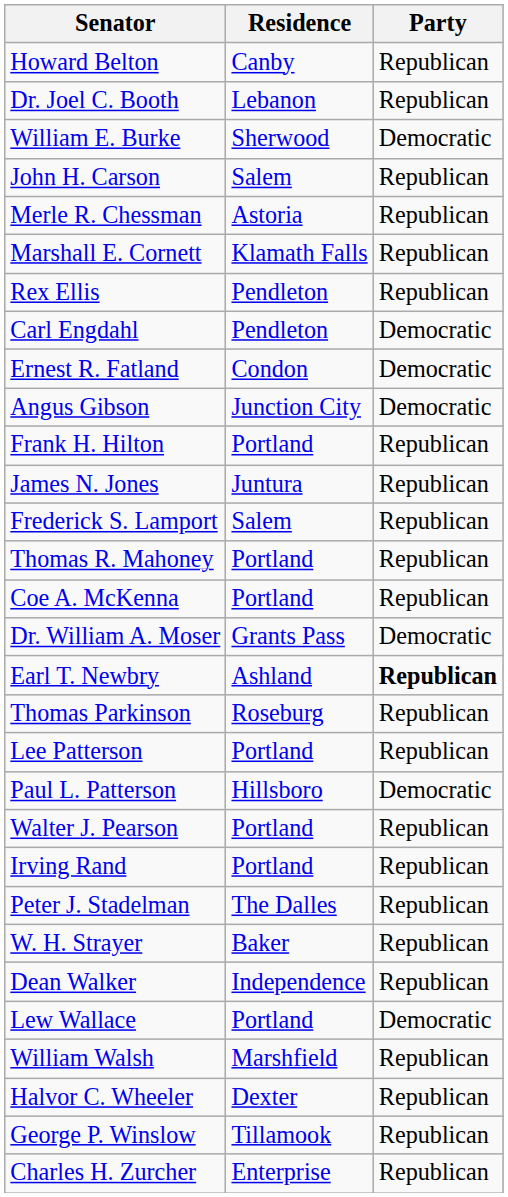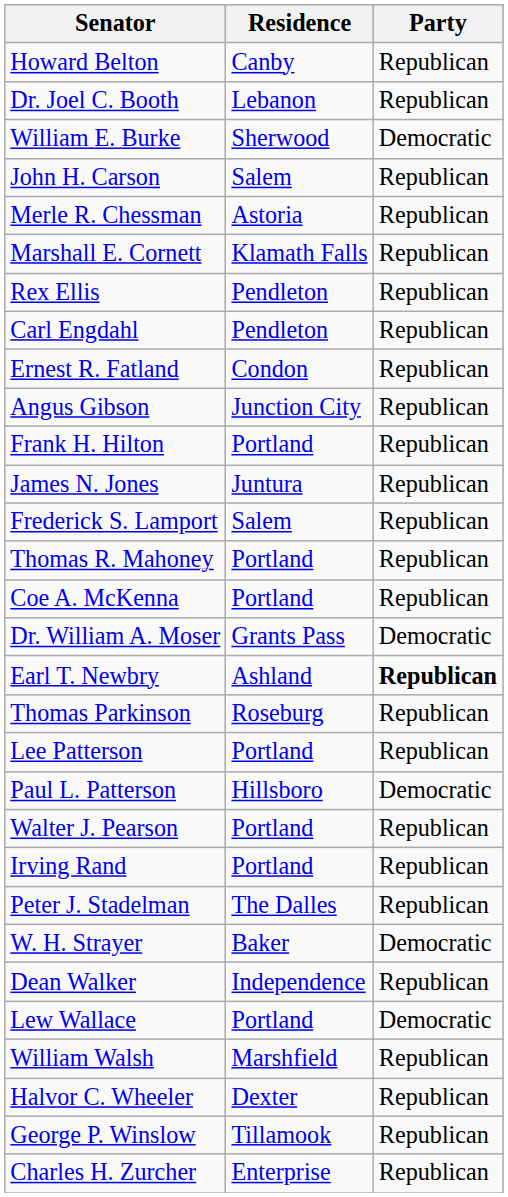(435, 330) Democratic -> (434, 330) Republican
(435, 368) Democratic -> (434, 368) Republican
(435, 406) Democratic -> (434, 406) Republican
(434, 943) Republican -> (435, 943) Democratic
